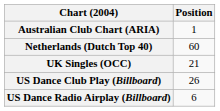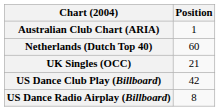(194, 81) 26 -> (194, 81) 42
(194, 98) 6 -> (194, 98) 8
